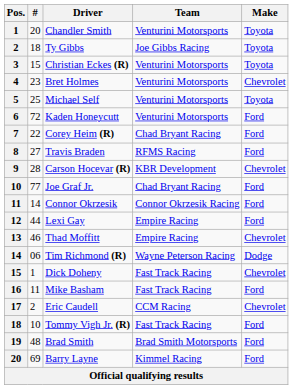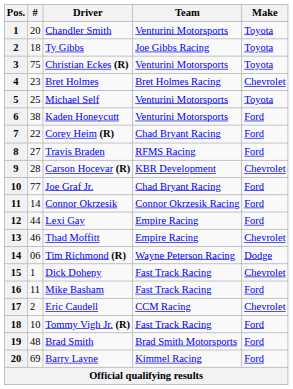(35, 65) 15 -> (35, 65) 75
(182, 82) Venturini Motorsports -> (178, 82) Bret Holmes Racing
(35, 117) 72 -> (35, 117) 38
